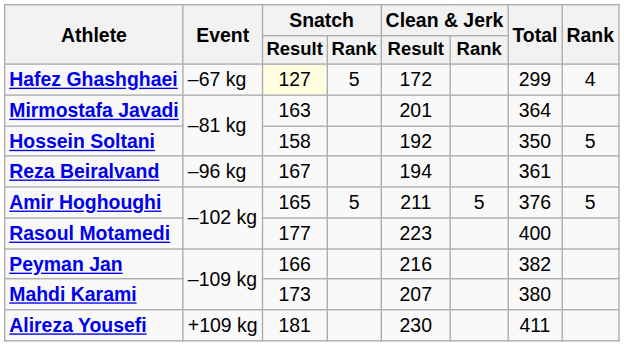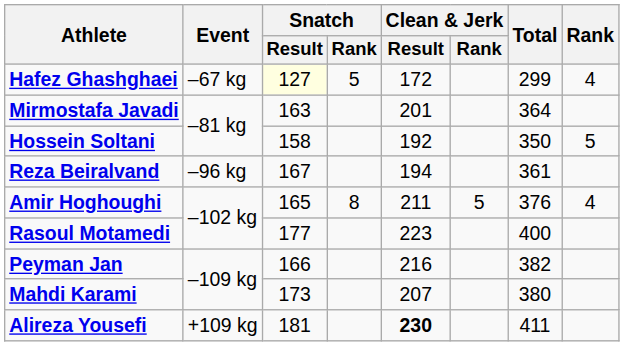(354, 203) 5 -> (354, 203) 8
(590, 203) 5 -> (590, 203) 4
(416, 326) normal -> (416, 326) bold
